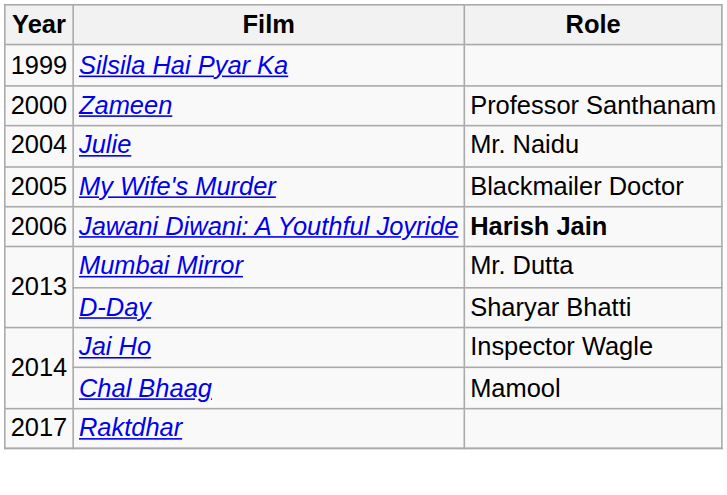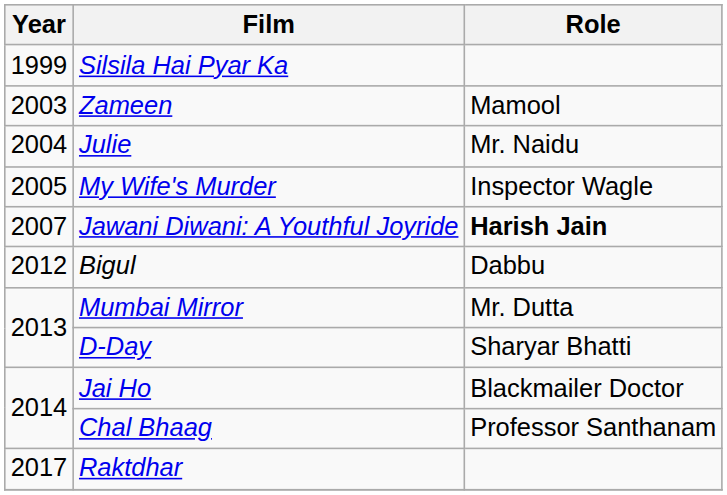(39, 105) 2000 -> (39, 105) 2003
(593, 105) Professor Santhanam -> (515, 105) Mamool
(577, 186) Blackmailer Doctor -> (562, 186) Inspector Wagle
(39, 226) 2006 -> (39, 226) 2007
+ row: (107, 266)
(562, 347) Inspector Wagle -> (577, 387) Blackmailer Doctor
(515, 387) Mamool -> (593, 428) Professor Santhanam
